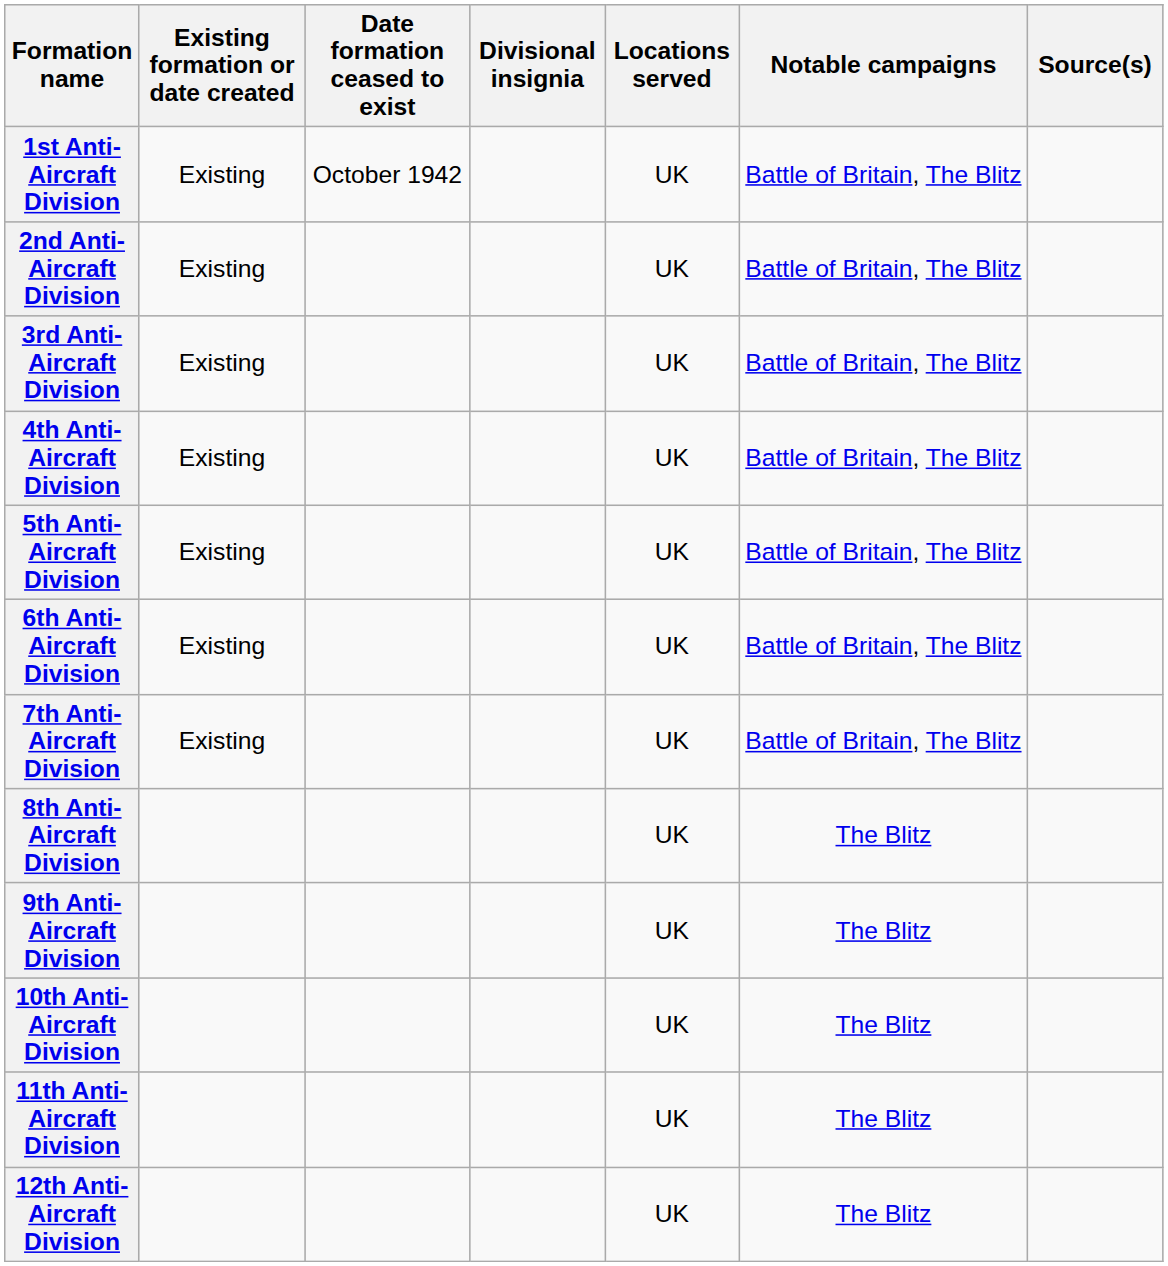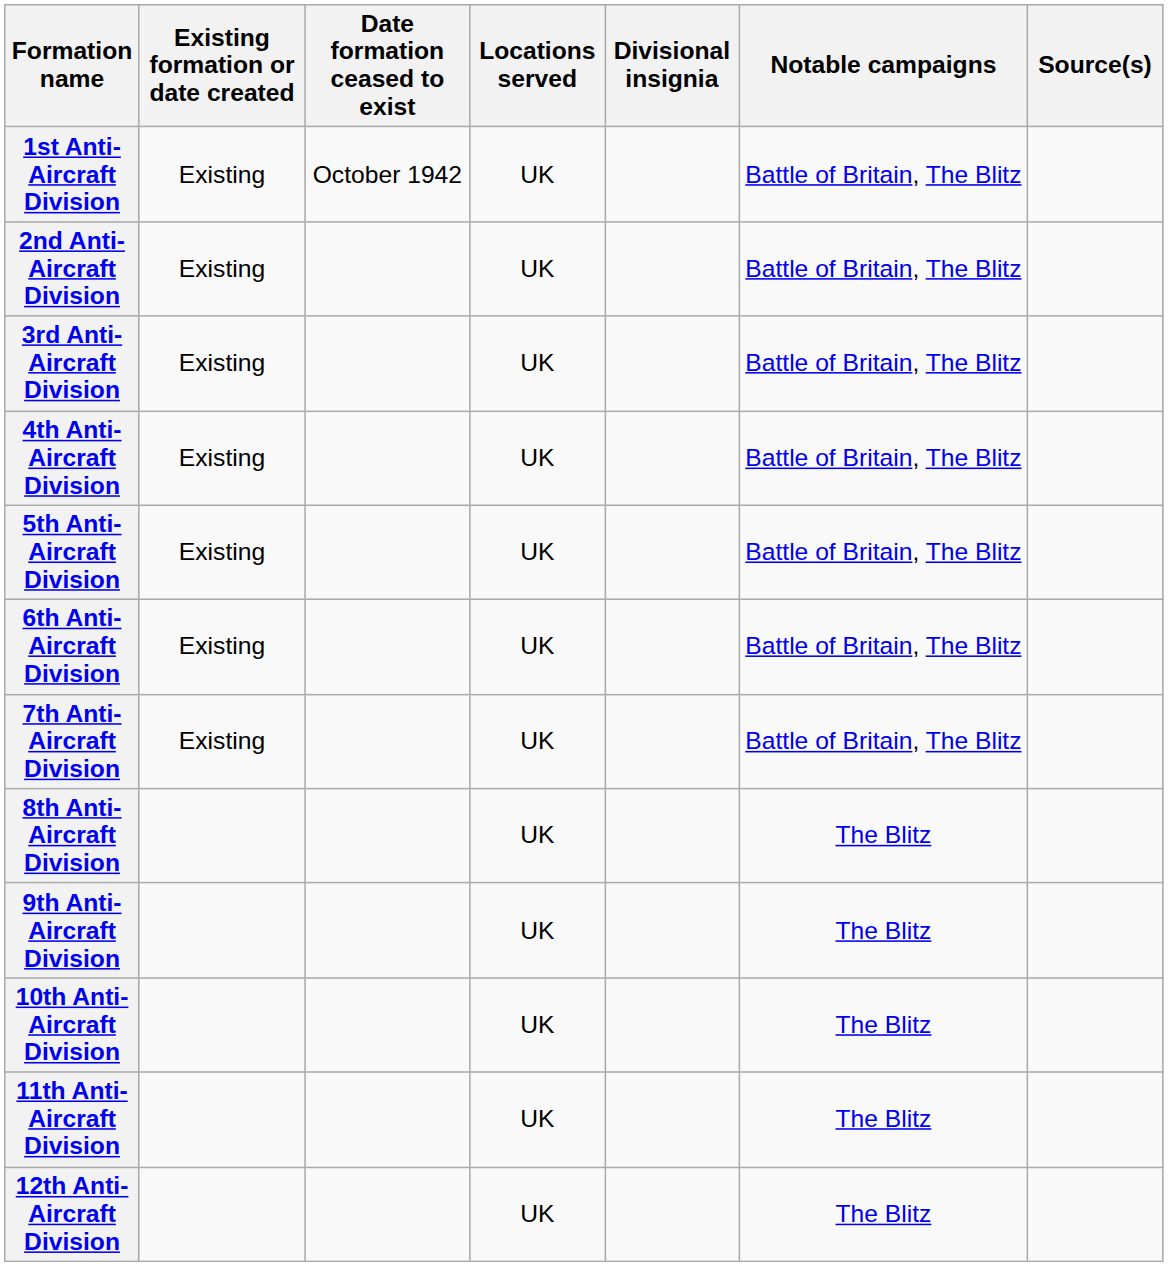columns swapped: (537, 65) <-> (672, 65)
